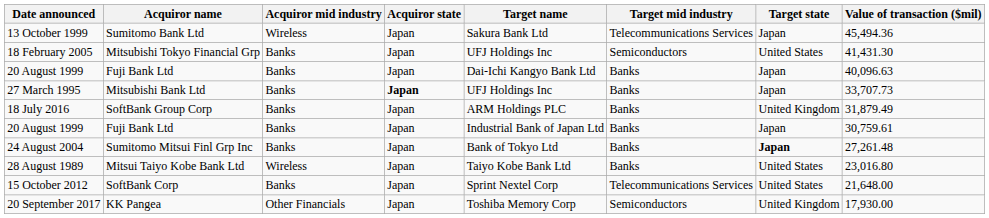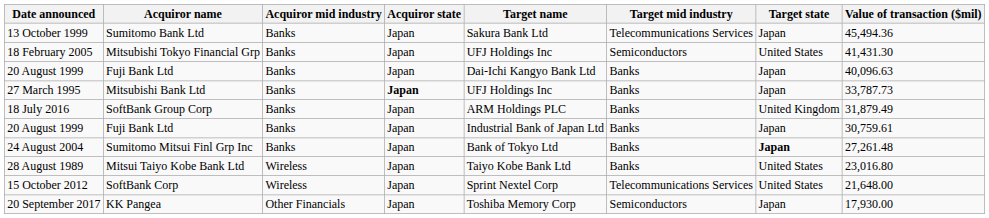(286, 33) Wireless -> (280, 33) Banks
(869, 90) 33,707.73 -> (869, 90) 33,787.73
(280, 185) Banks -> (286, 185) Wireless
(799, 204) United Kingdom -> (772, 204) Japan
